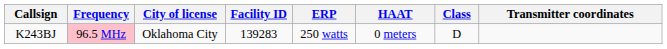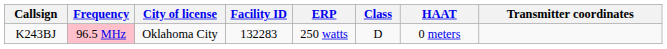columns swapped: (395, 14) <-> (457, 14)
(259, 33) 139283 -> (259, 33) 132283
